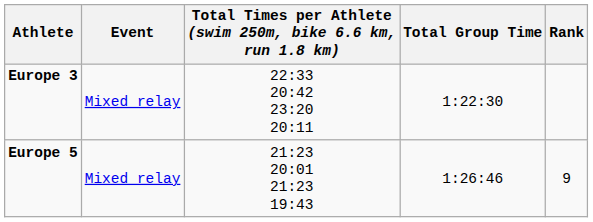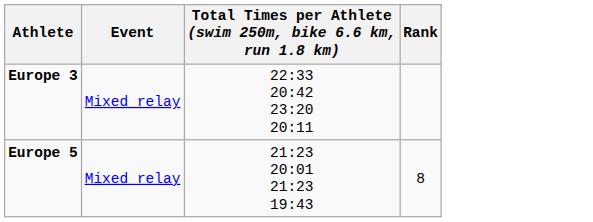- column: (473, 34)
(567, 178) 9 -> (421, 178) 8
